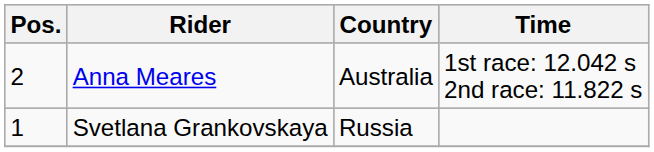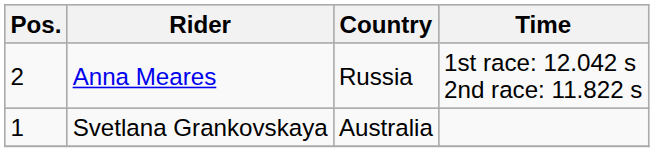(386, 76) Australia -> (376, 76) Russia
(376, 128) Russia -> (386, 128) Australia
